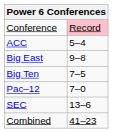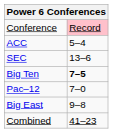rows swapped: (25, 58) <-> (17, 105)
(77, 74) normal -> (77, 74) bold
